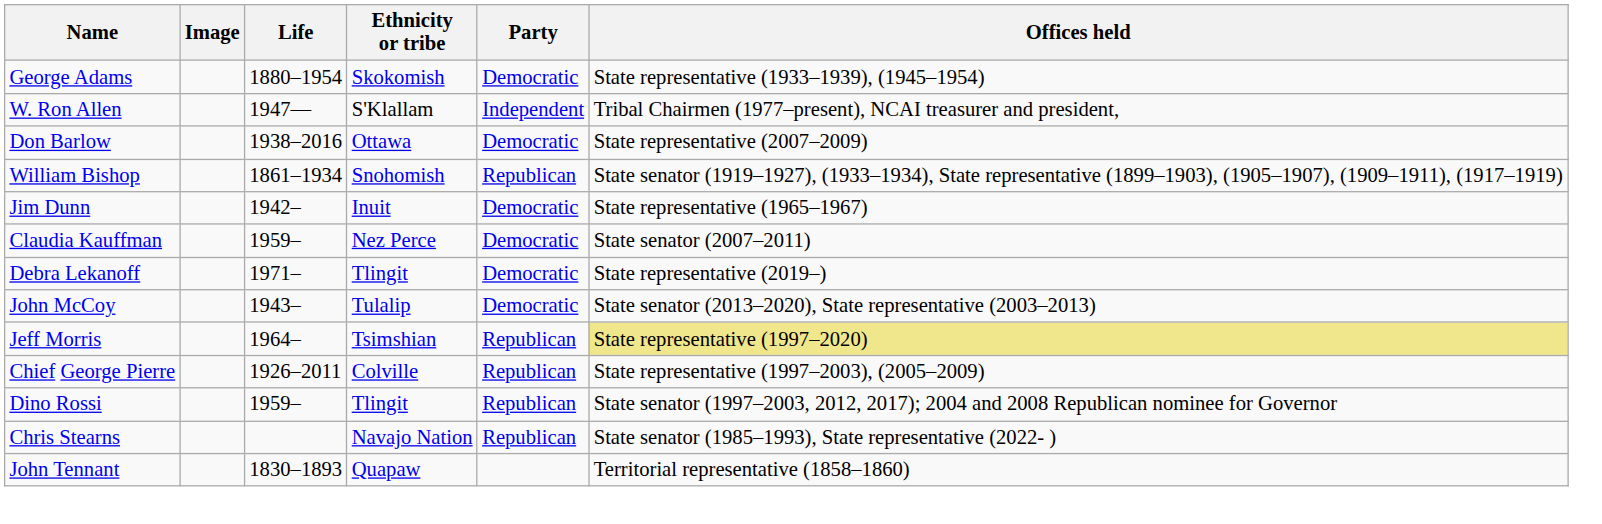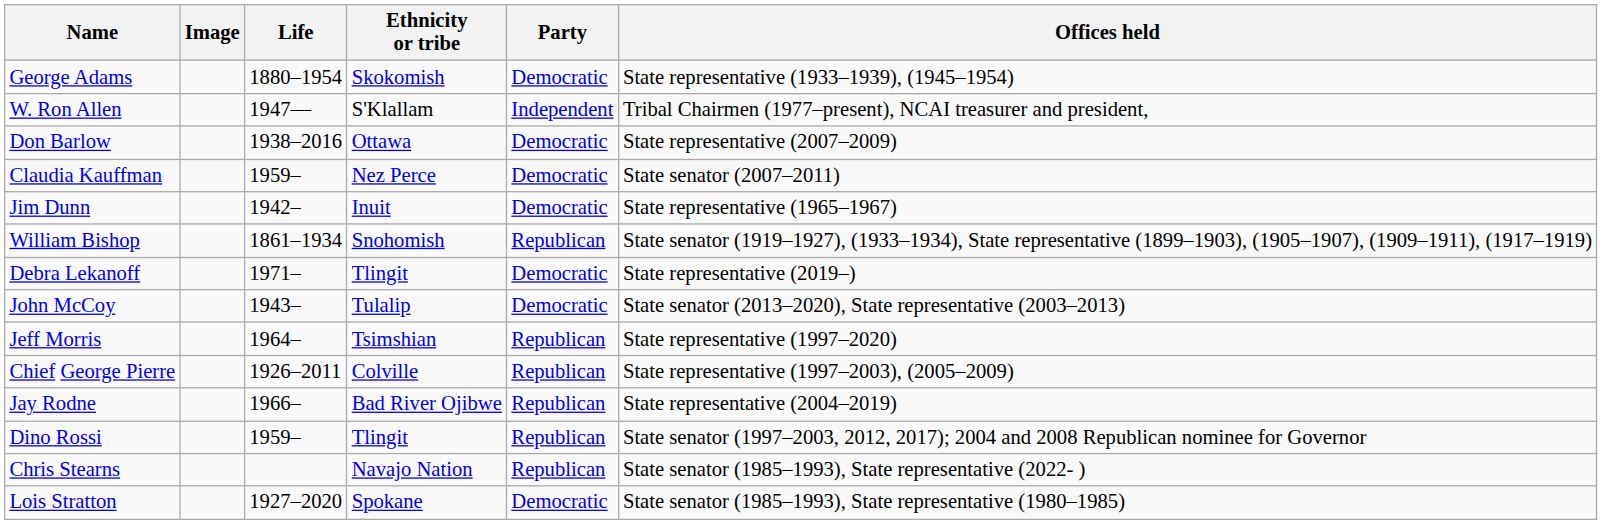rows swapped: (75, 175) <-> (86, 240)
(731, 338) khaki background -> (760, 338) no background
+ row: (53, 404)
+ row: (63, 502)
- row: (64, 469)
